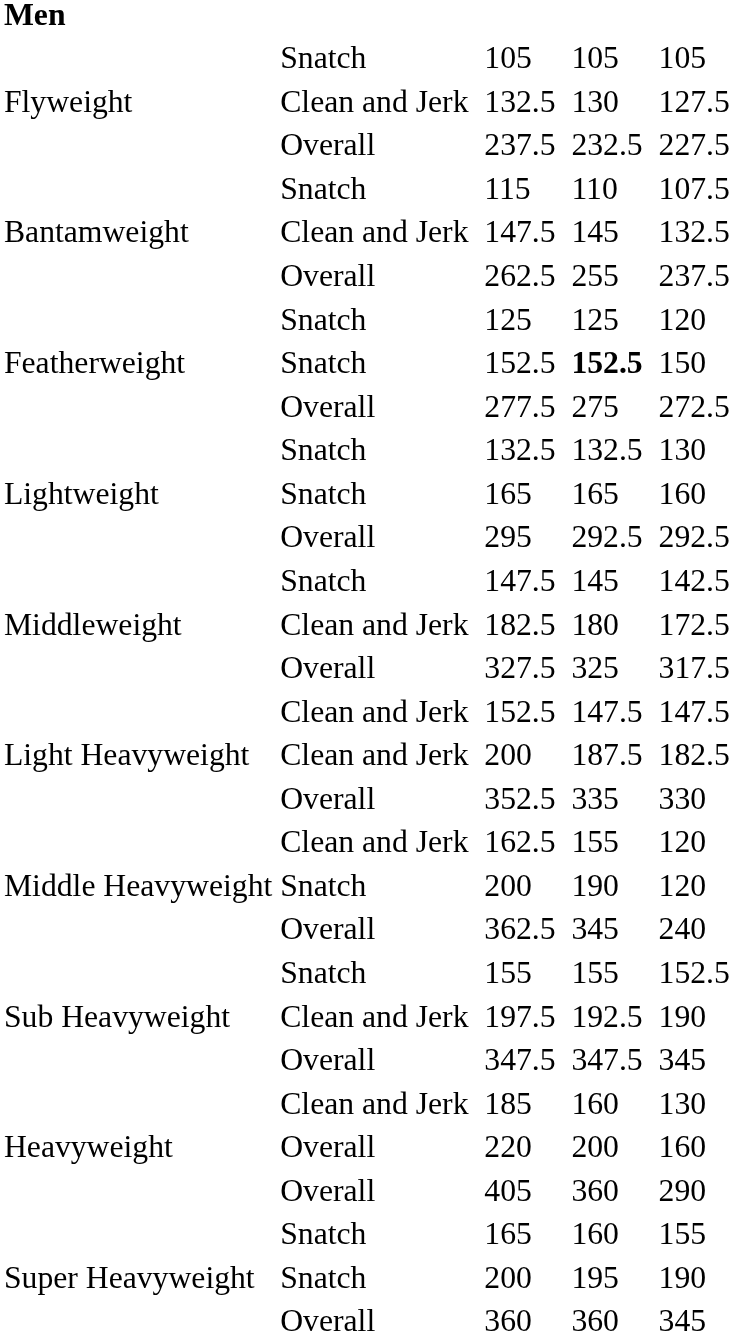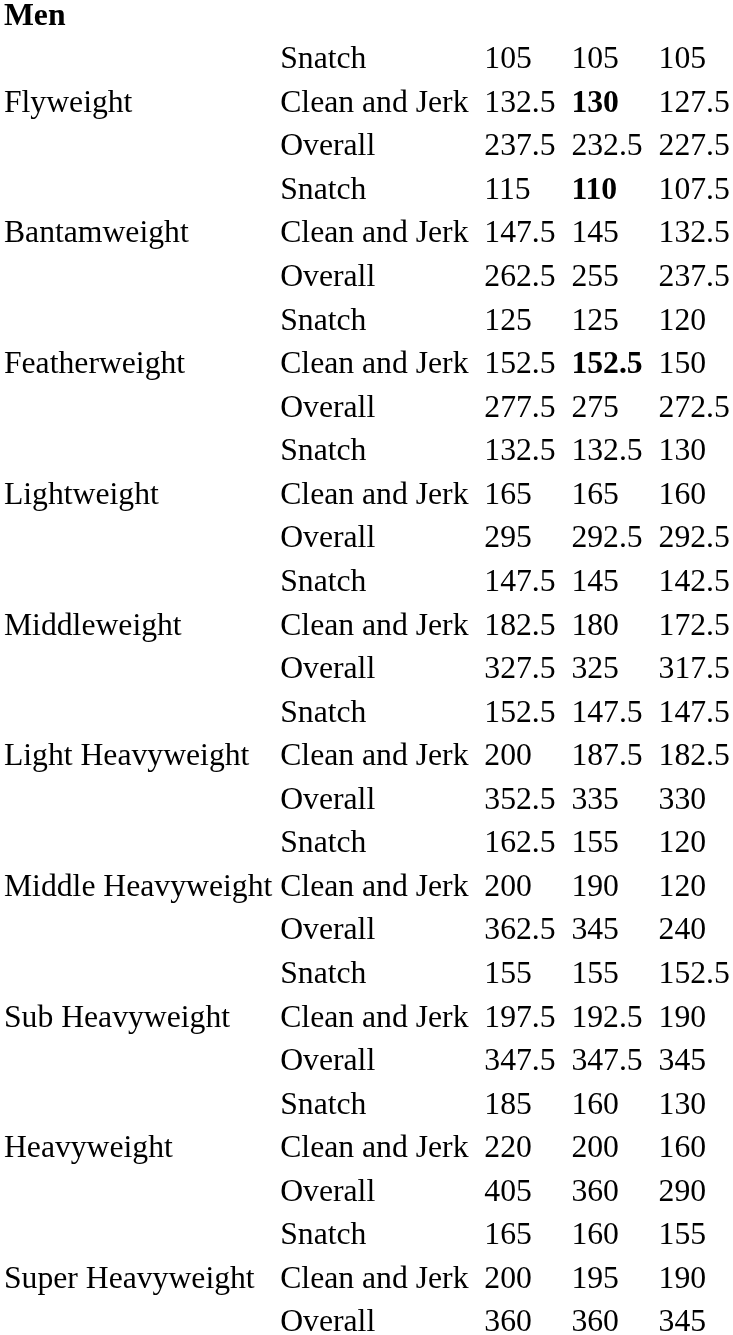(595, 101) normal -> (595, 101) bold
(595, 188) normal -> (594, 188) bold
(323, 362) Snatch -> (374, 362) Clean and Jerk
(323, 493) Snatch -> (374, 493) Clean and Jerk
(374, 711) Clean and Jerk -> (323, 711) Snatch
(374, 841) Clean and Jerk -> (323, 841) Snatch
(323, 885) Snatch -> (374, 885) Clean and Jerk
(374, 1103) Clean and Jerk -> (323, 1103) Snatch
(328, 1146) Overall -> (374, 1146) Clean and Jerk
(323, 1277) Snatch -> (374, 1277) Clean and Jerk
